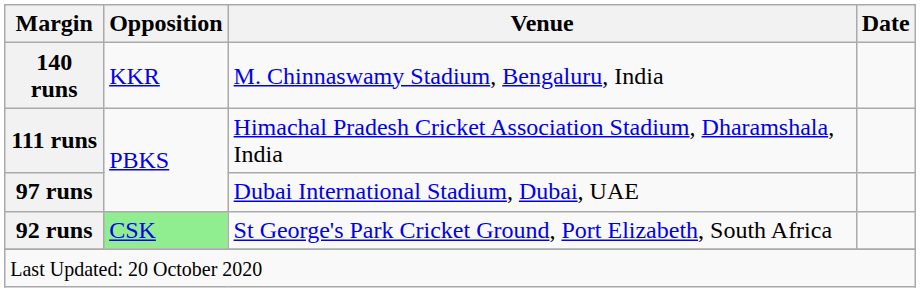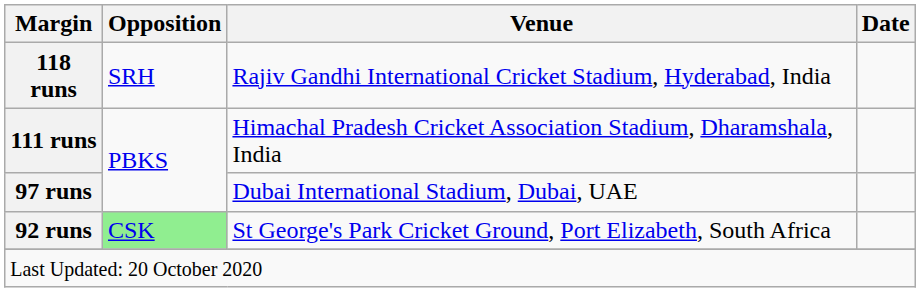- row: (54, 75)
+ row: (54, 75)
